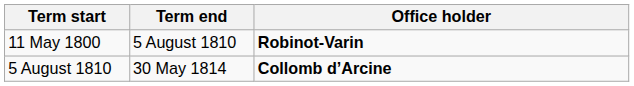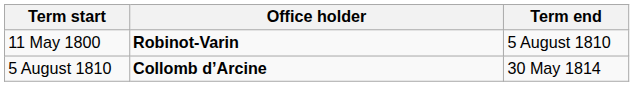columns swapped: (192, 17) <-> (441, 17)
